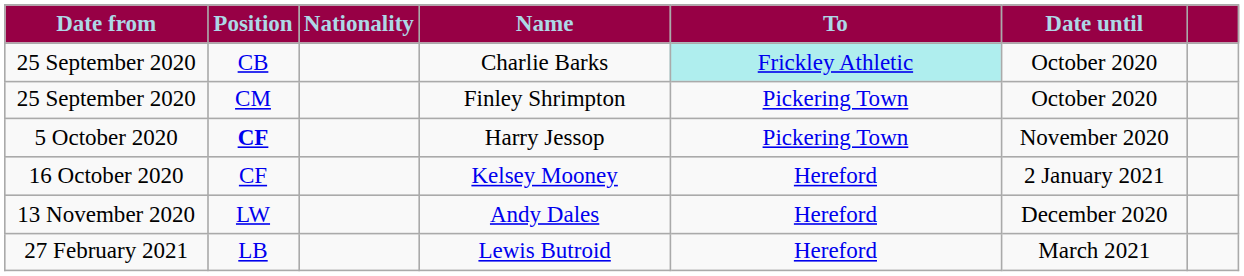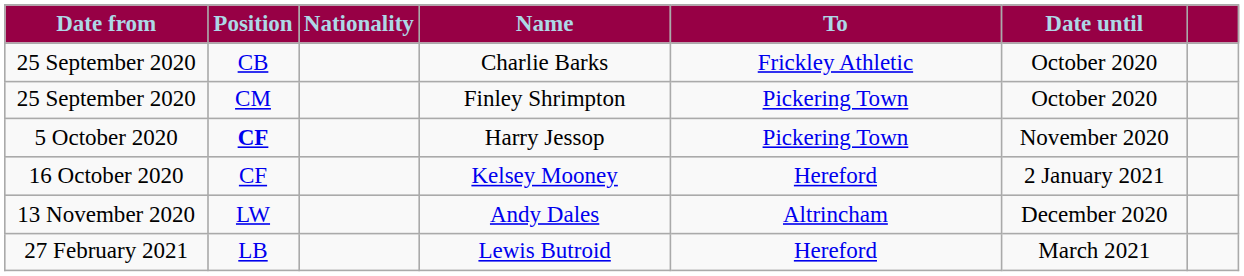(835, 61) paleturquoise background -> (835, 61) no background
(835, 213) Hereford -> (835, 213) Altrincham
